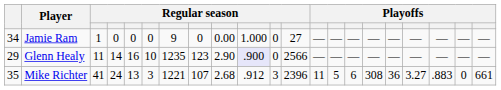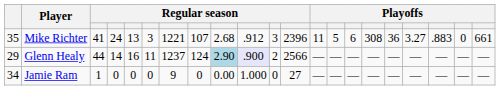rows swapped: (56, 75) <-> (51, 38)
(99, 56) 11 -> (99, 56) 44
(150, 56) 10 -> (150, 56) 11
(174, 56) 1235 -> (173, 56) 1237
(200, 56) 123 -> (199, 56) 124
(225, 56) no background -> (224, 56) lightblue background
(275, 56) 0 -> (275, 56) 2
